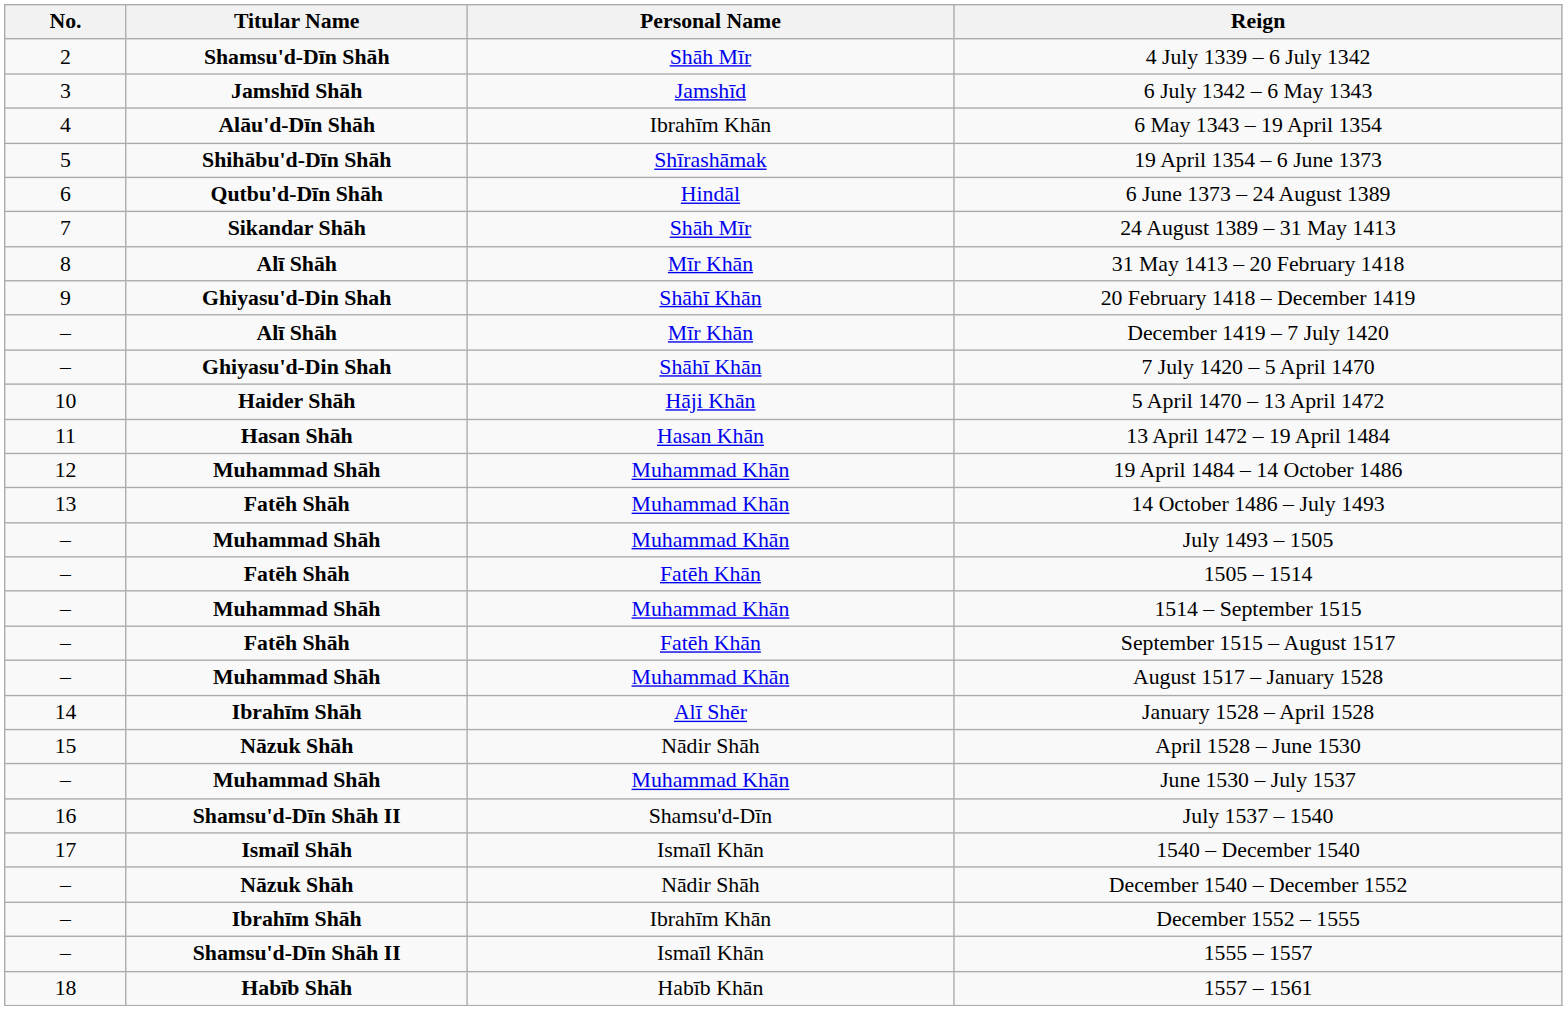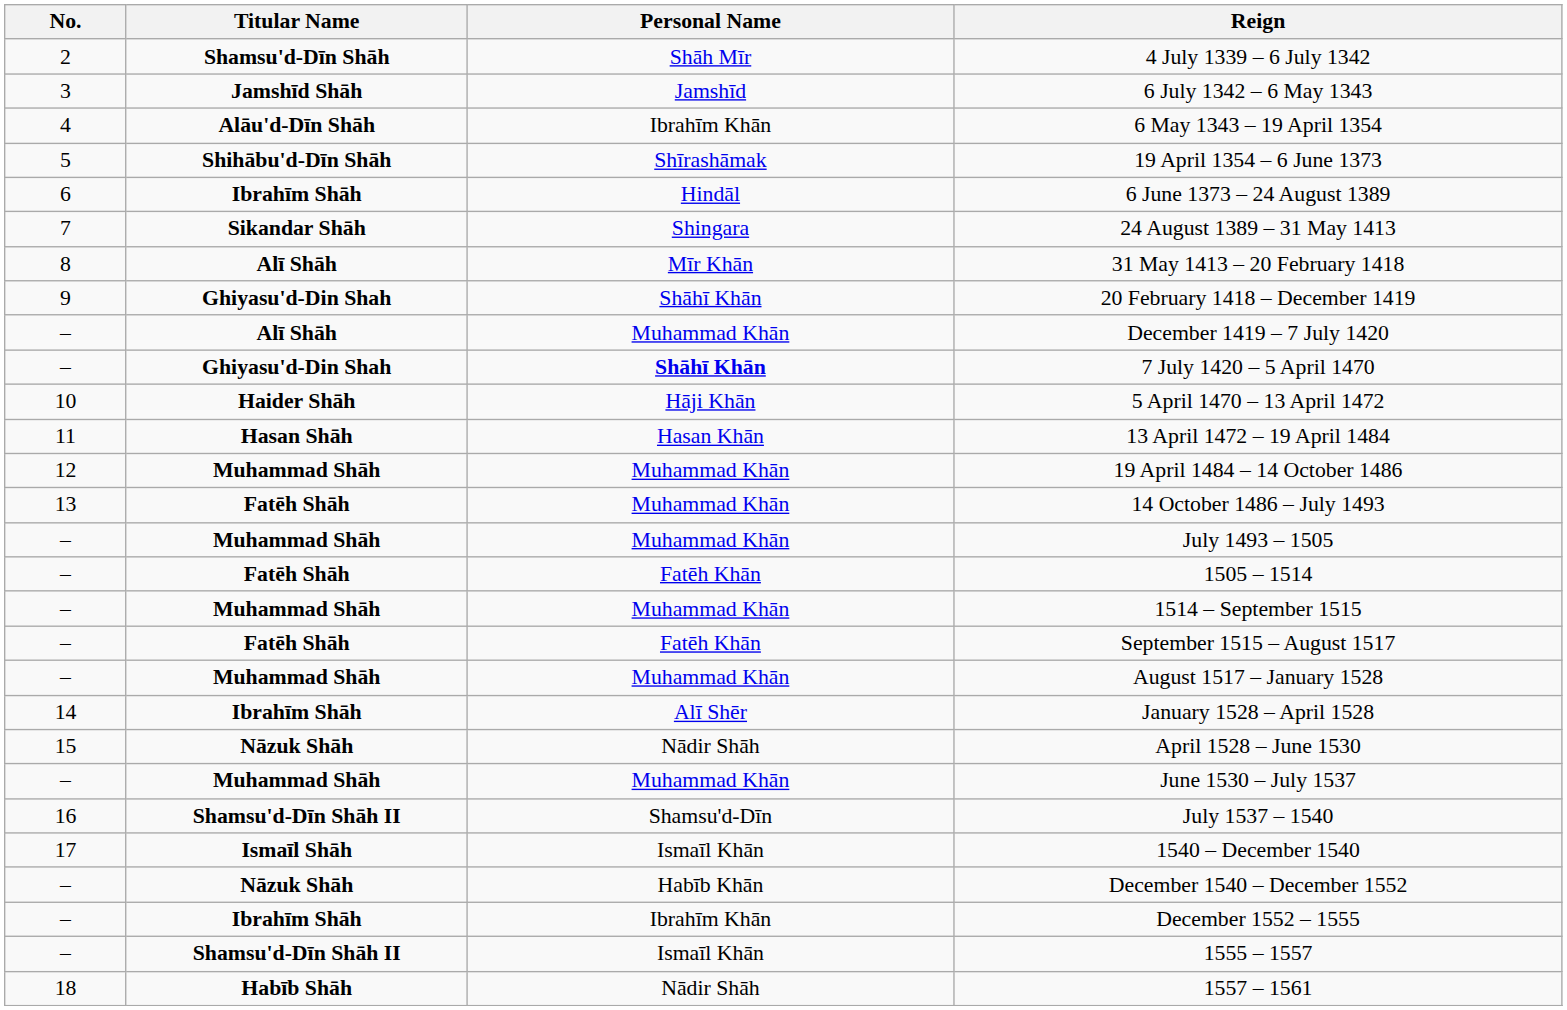(297, 194) Qutbu'd-Dīn Shāh -> (297, 194) Ibrahīm Shāh
(710, 228) Shāh Mīr -> (710, 228) Shingara
(710, 332) Mīr Khān -> (710, 332) Muhammad Khān
(710, 366) normal -> (710, 366) bold
(710, 884) Nādir Shāh -> (710, 884) Habīb Khān
(710, 988) Habīb Khān -> (710, 988) Nādir Shāh
